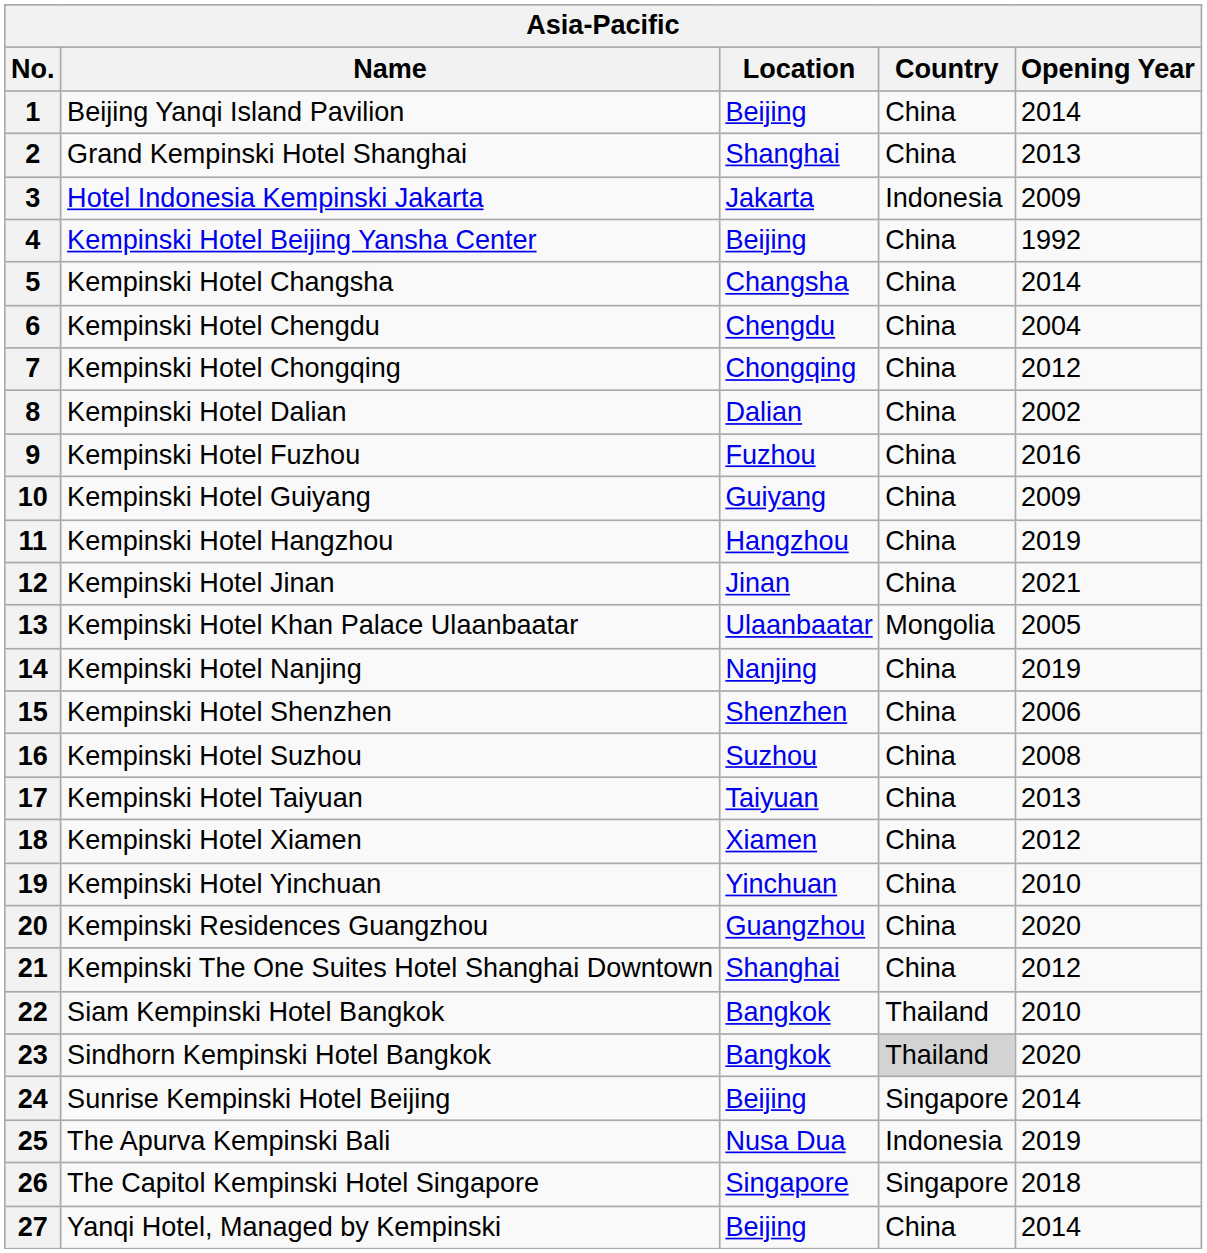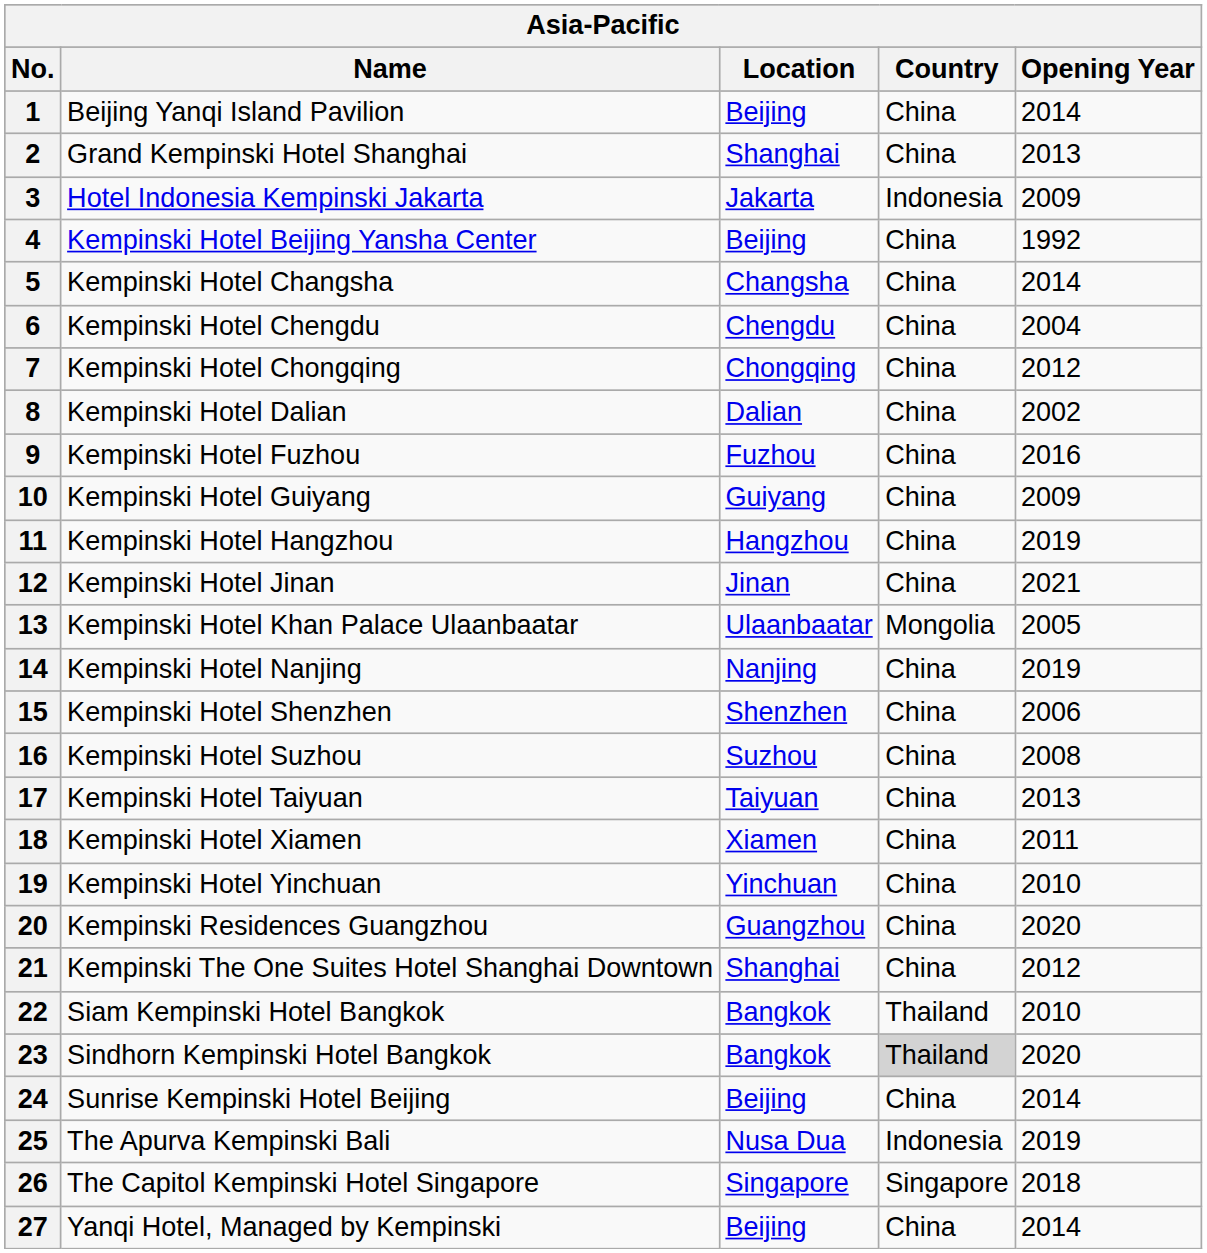(1051, 840) 2012 -> (1050, 840) 2011
(947, 1098) Singapore -> (921, 1098) China
